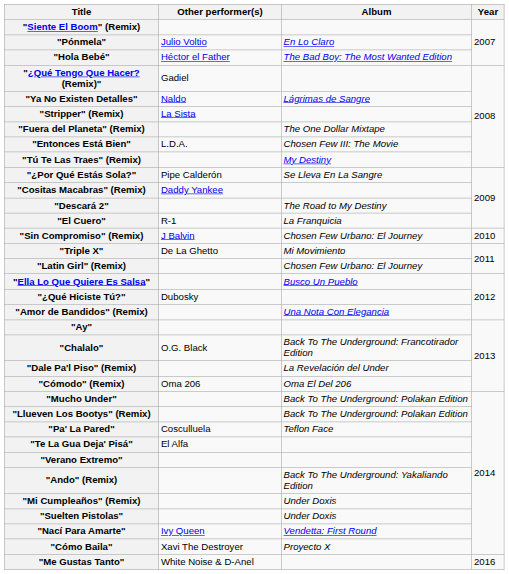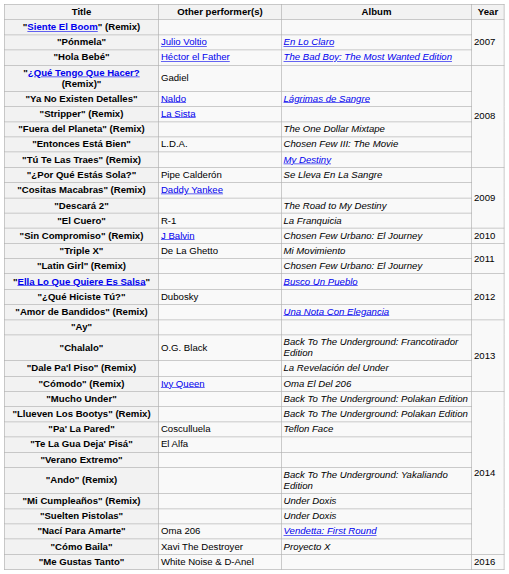(181, 383) Oma 206 -> (183, 383) Ivy Queen
(183, 531) Ivy Queen -> (181, 531) Oma 206
